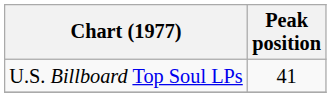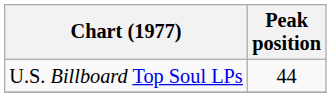(287, 75) 41 -> (287, 75) 44
